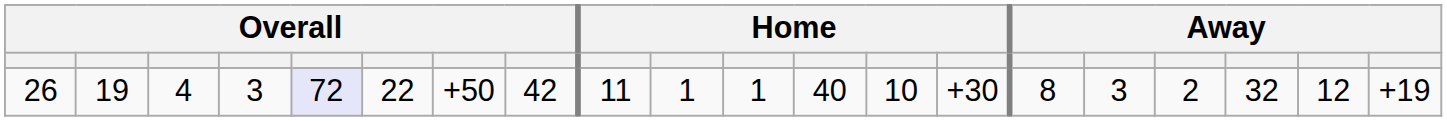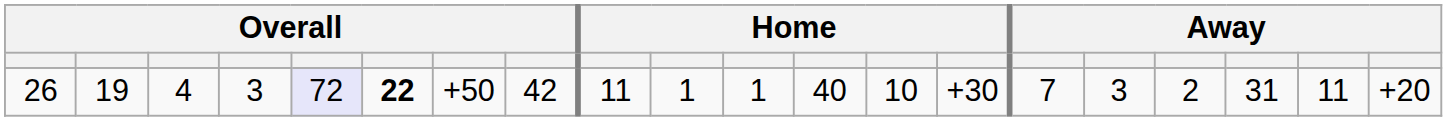(398, 91) normal -> (398, 91) bold
(1048, 91) 8 -> (1048, 91) 7
(1262, 91) 32 -> (1262, 91) 31
(1333, 91) 12 -> (1333, 91) 11
(1405, 91) +19 -> (1405, 91) +20
